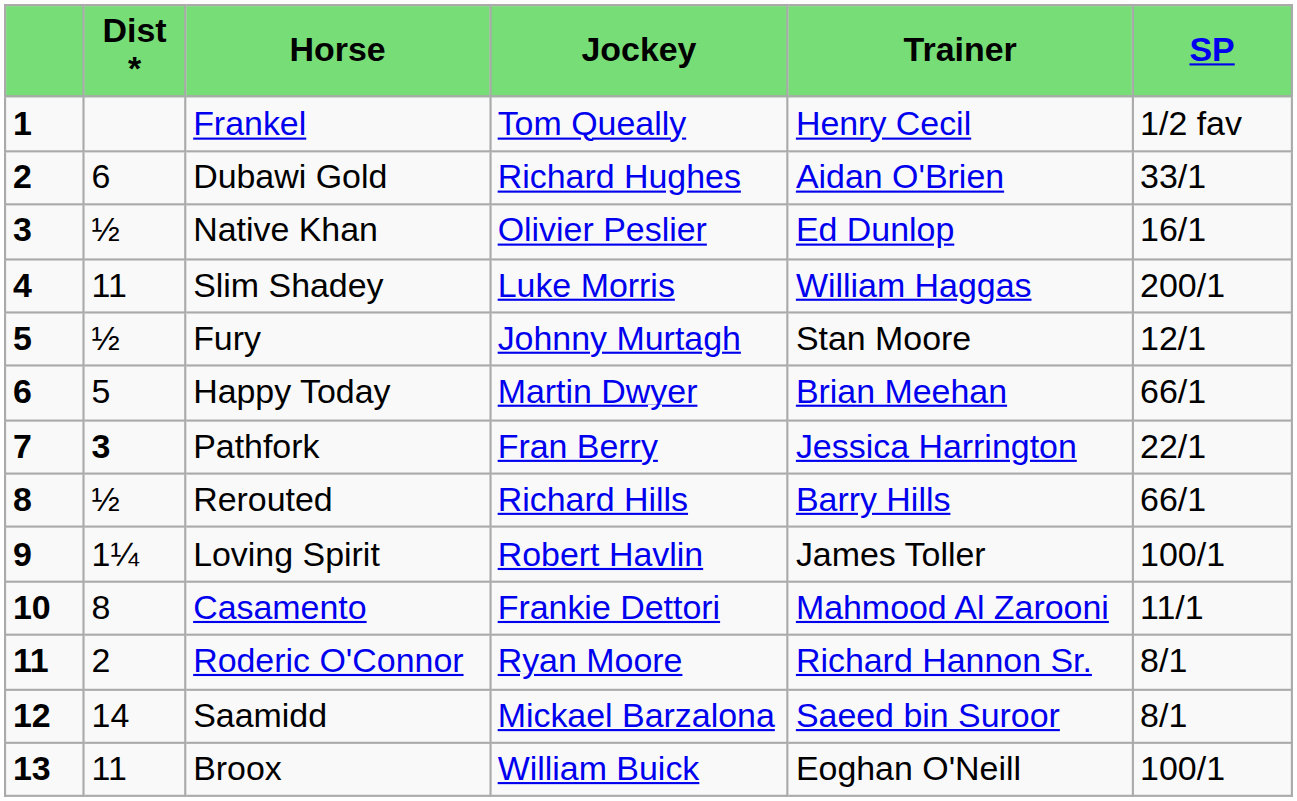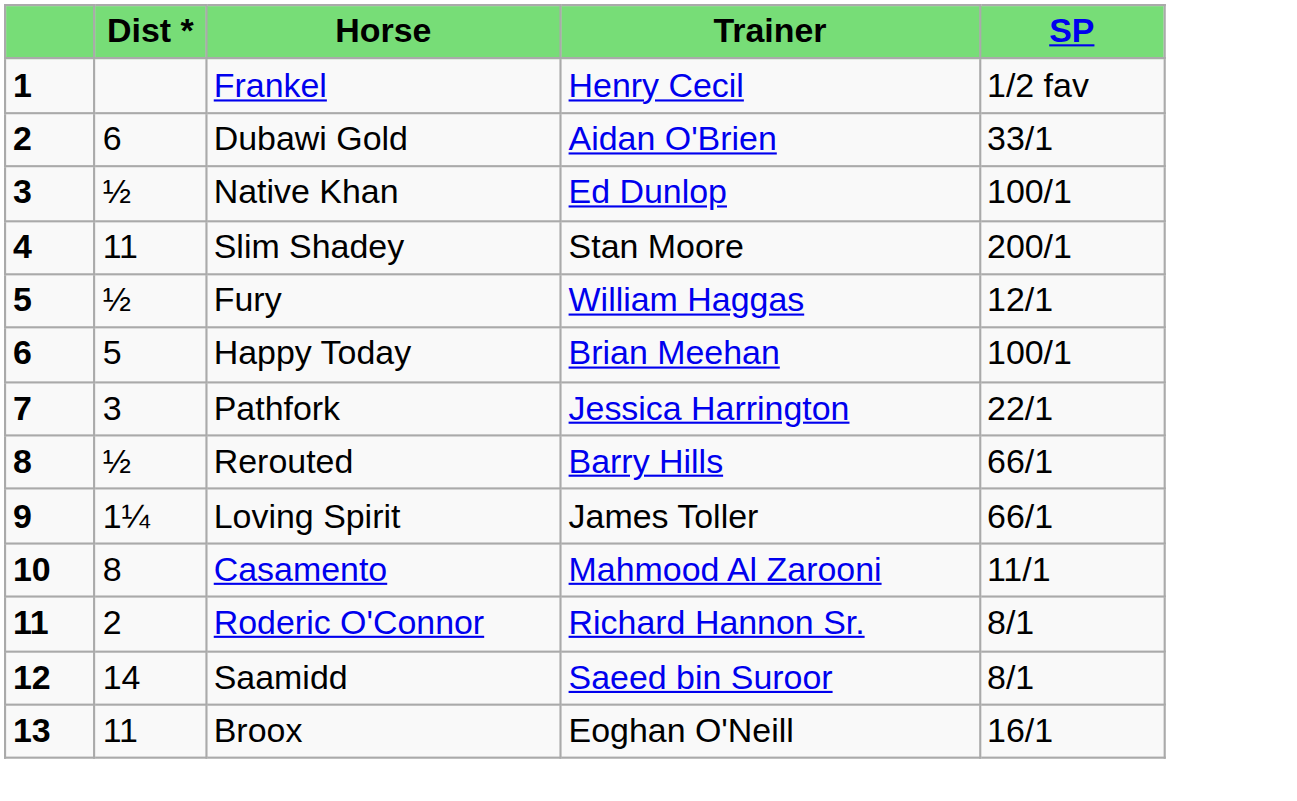- column: (639, 50)
(1173, 230) 16/1 -> (1029, 192) 100/1
(914, 284) William Haggas -> (656, 246) Stan Moore
(884, 338) Stan Moore -> (686, 300) William Haggas
(1173, 392) 66/1 -> (1029, 354) 100/1
(101, 446) bold -> (112, 407) normal
(1183, 553) 100/1 -> (1020, 515) 66/1
(1183, 768) 100/1 -> (1020, 730) 16/1
